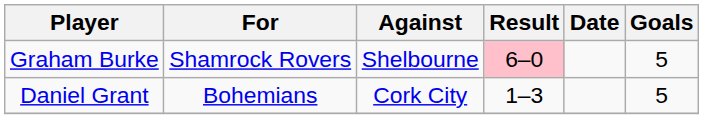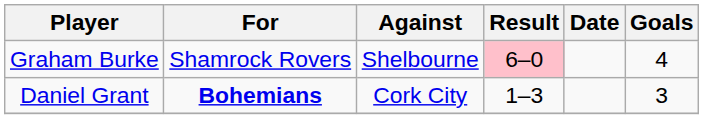(662, 58) 5 -> (662, 58) 4
(260, 95) normal -> (260, 95) bold
(662, 95) 5 -> (662, 95) 3
